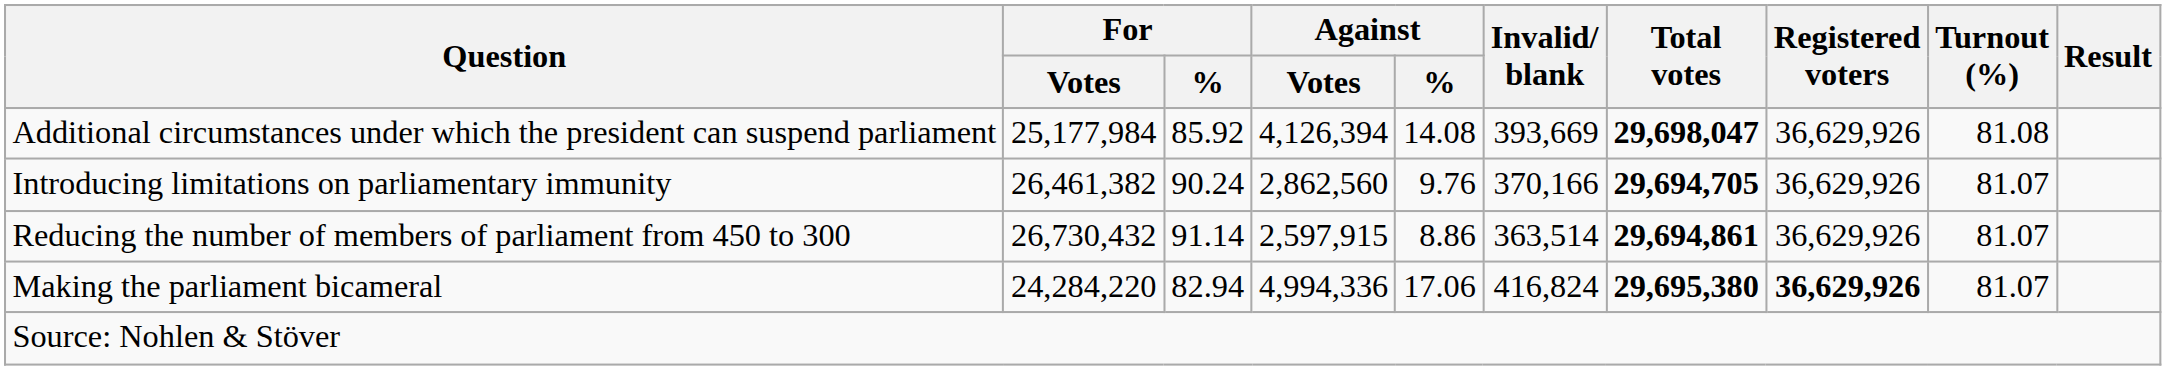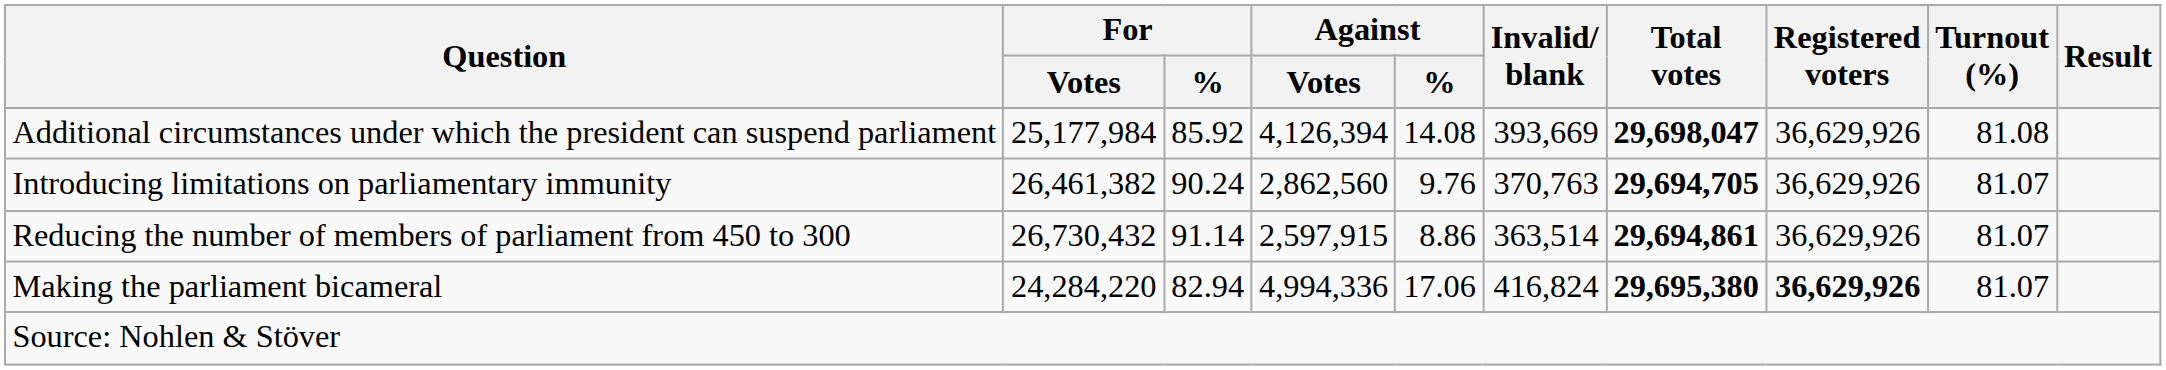(1546, 183) 370,166 -> (1546, 183) 370,763
